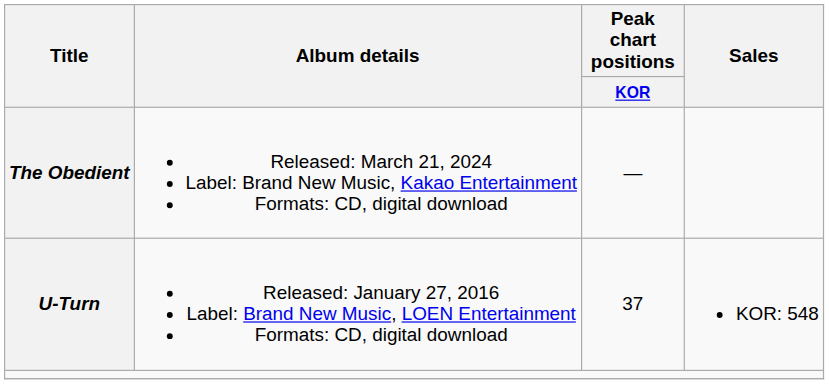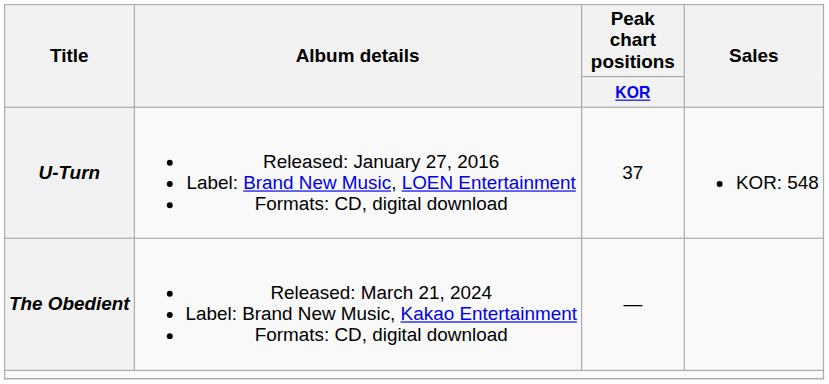rows swapped: (69, 303) <-> (69, 172)
